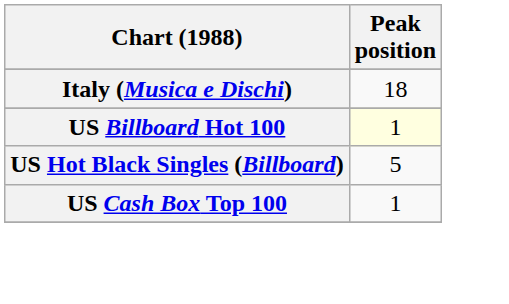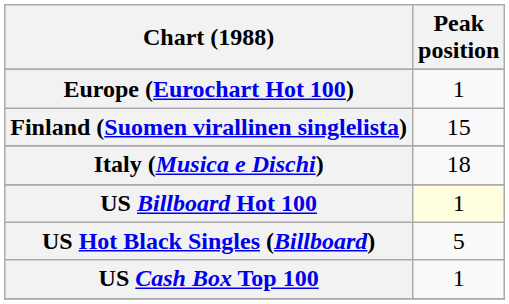+ row: (209, 88)
+ row: (209, 126)
